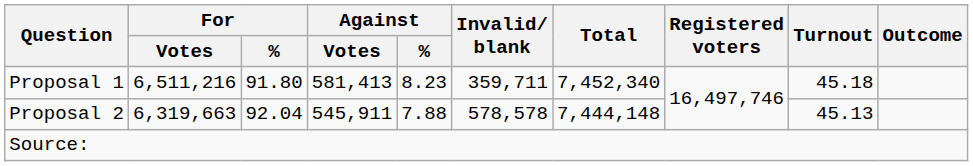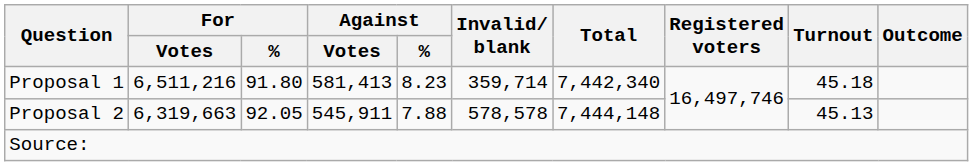(508, 83) 359,711 -> (508, 83) 359,714
(609, 83) 7,452,340 -> (609, 83) 7,442,340
(274, 114) 92.04 -> (274, 114) 92.05
